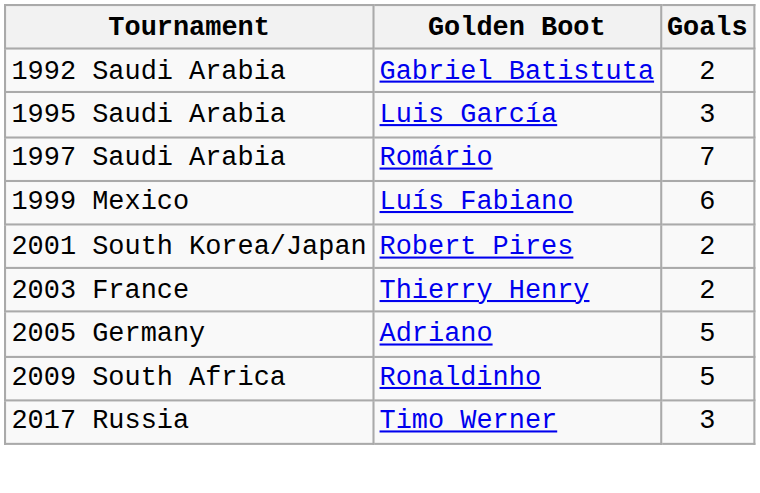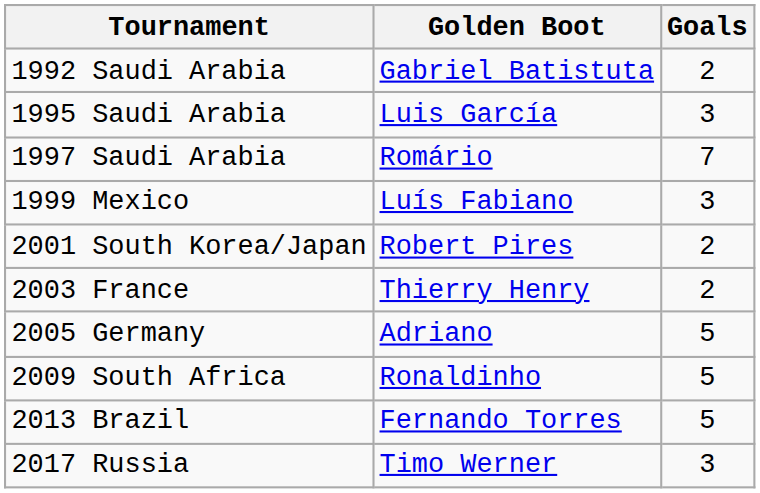(707, 202) 6 -> (707, 202) 3
+ row: (100, 422)
